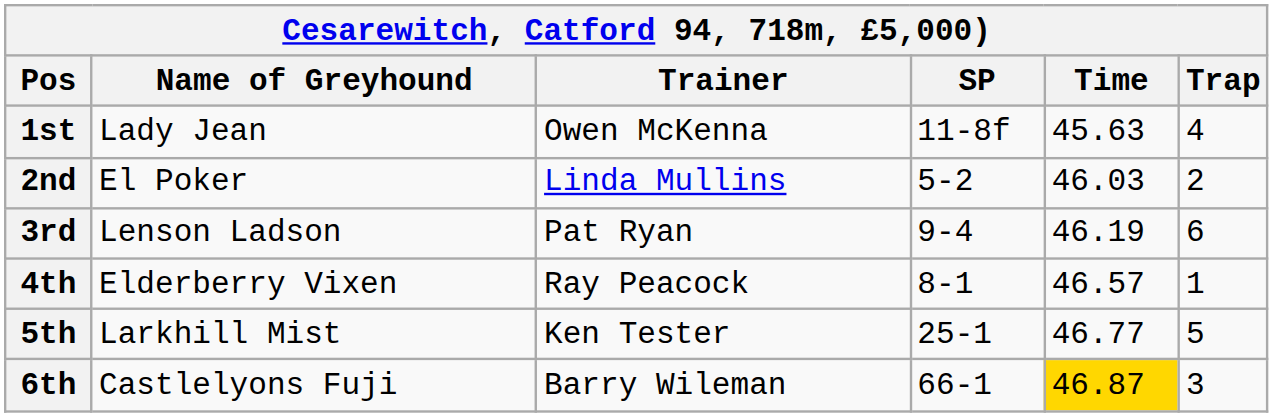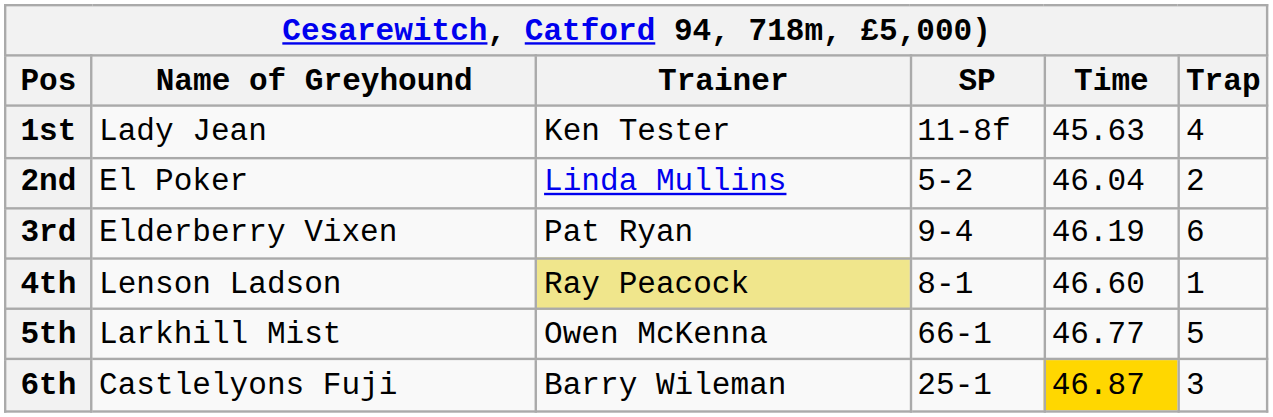(656, 132) Owen McKenna -> (637, 132) Ken Tester
(1098, 182) 46.03 -> (1098, 182) 46.04
(220, 233) Lenson Ladson -> (248, 233) Elderberry Vixen
(248, 284) Elderberry Vixen -> (220, 284) Lenson Ladson
(647, 284) no background -> (647, 284) khaki background
(1098, 284) 46.57 -> (1098, 284) 46.60
(637, 334) Ken Tester -> (656, 334) Owen McKenna
(955, 334) 25-1 -> (955, 334) 66-1
(955, 385) 66-1 -> (955, 385) 25-1
